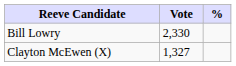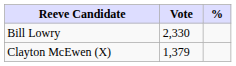(176, 52) 1,327 -> (176, 52) 1,379
